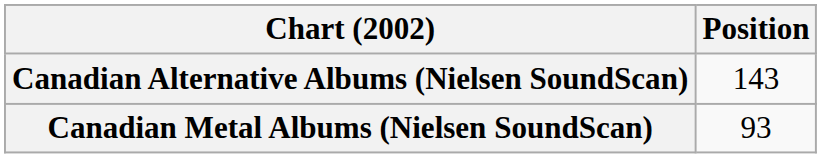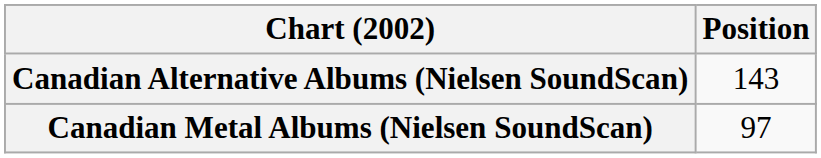(756, 127) 93 -> (756, 127) 97
